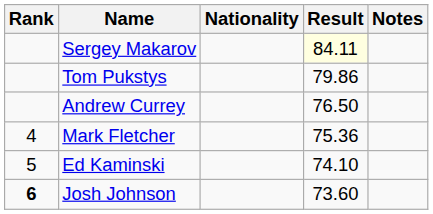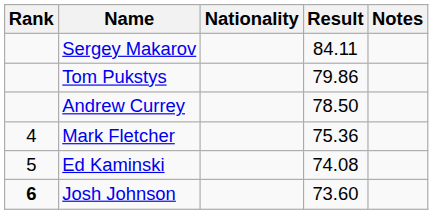(335, 48) lightyellow background -> (335, 48) no background
(335, 106) 76.50 -> (335, 106) 78.50
(335, 164) 74.10 -> (335, 164) 74.08
